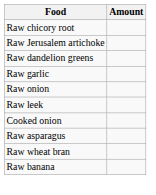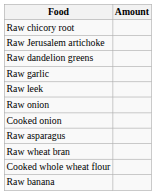rows swapped: (25, 105) <-> (28, 89)
+ row: (58, 167)
